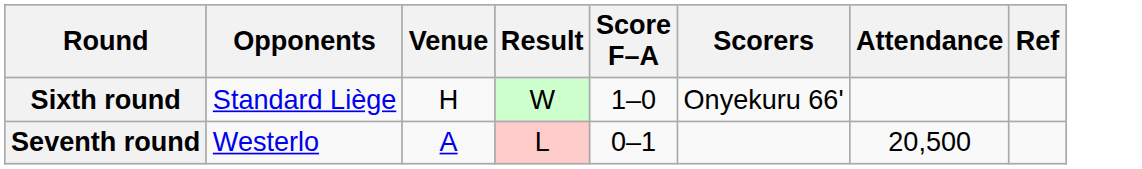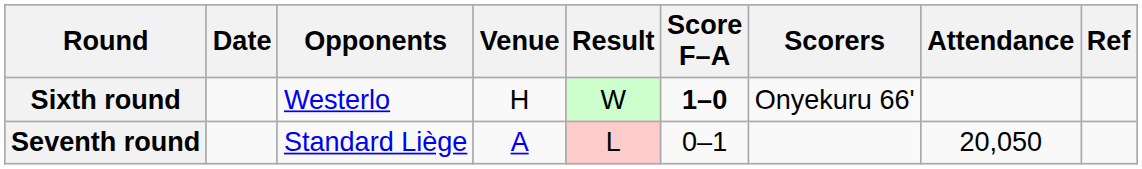+ column: (242, 41)
(305, 99) Standard Liège -> (337, 99) Westerlo
(634, 99) normal -> (705, 99) bold
(266, 142) Westerlo -> (376, 142) Standard Liège
(930, 142) 20,500 -> (1001, 142) 20,050
